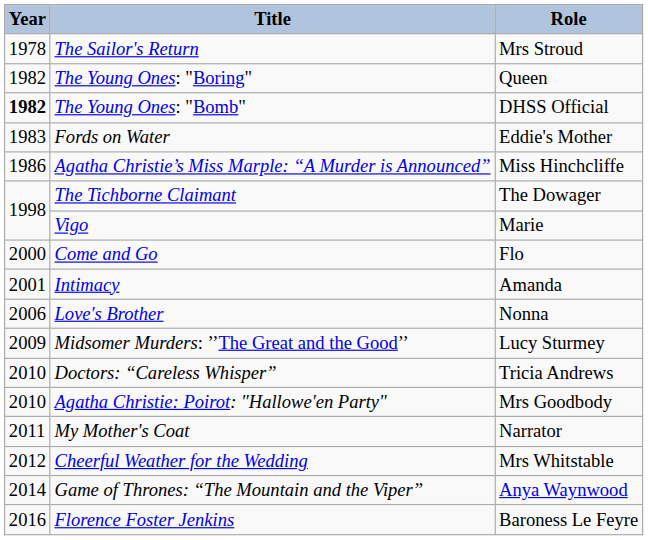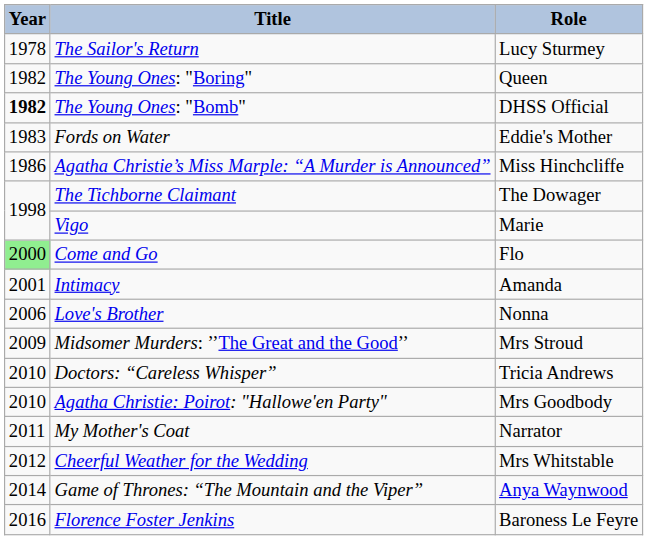(541, 48) Mrs Stroud -> (552, 48) Lucy Sturmey
(27, 254) no background -> (27, 254) lightgreen background
(552, 343) Lucy Sturmey -> (541, 343) Mrs Stroud
